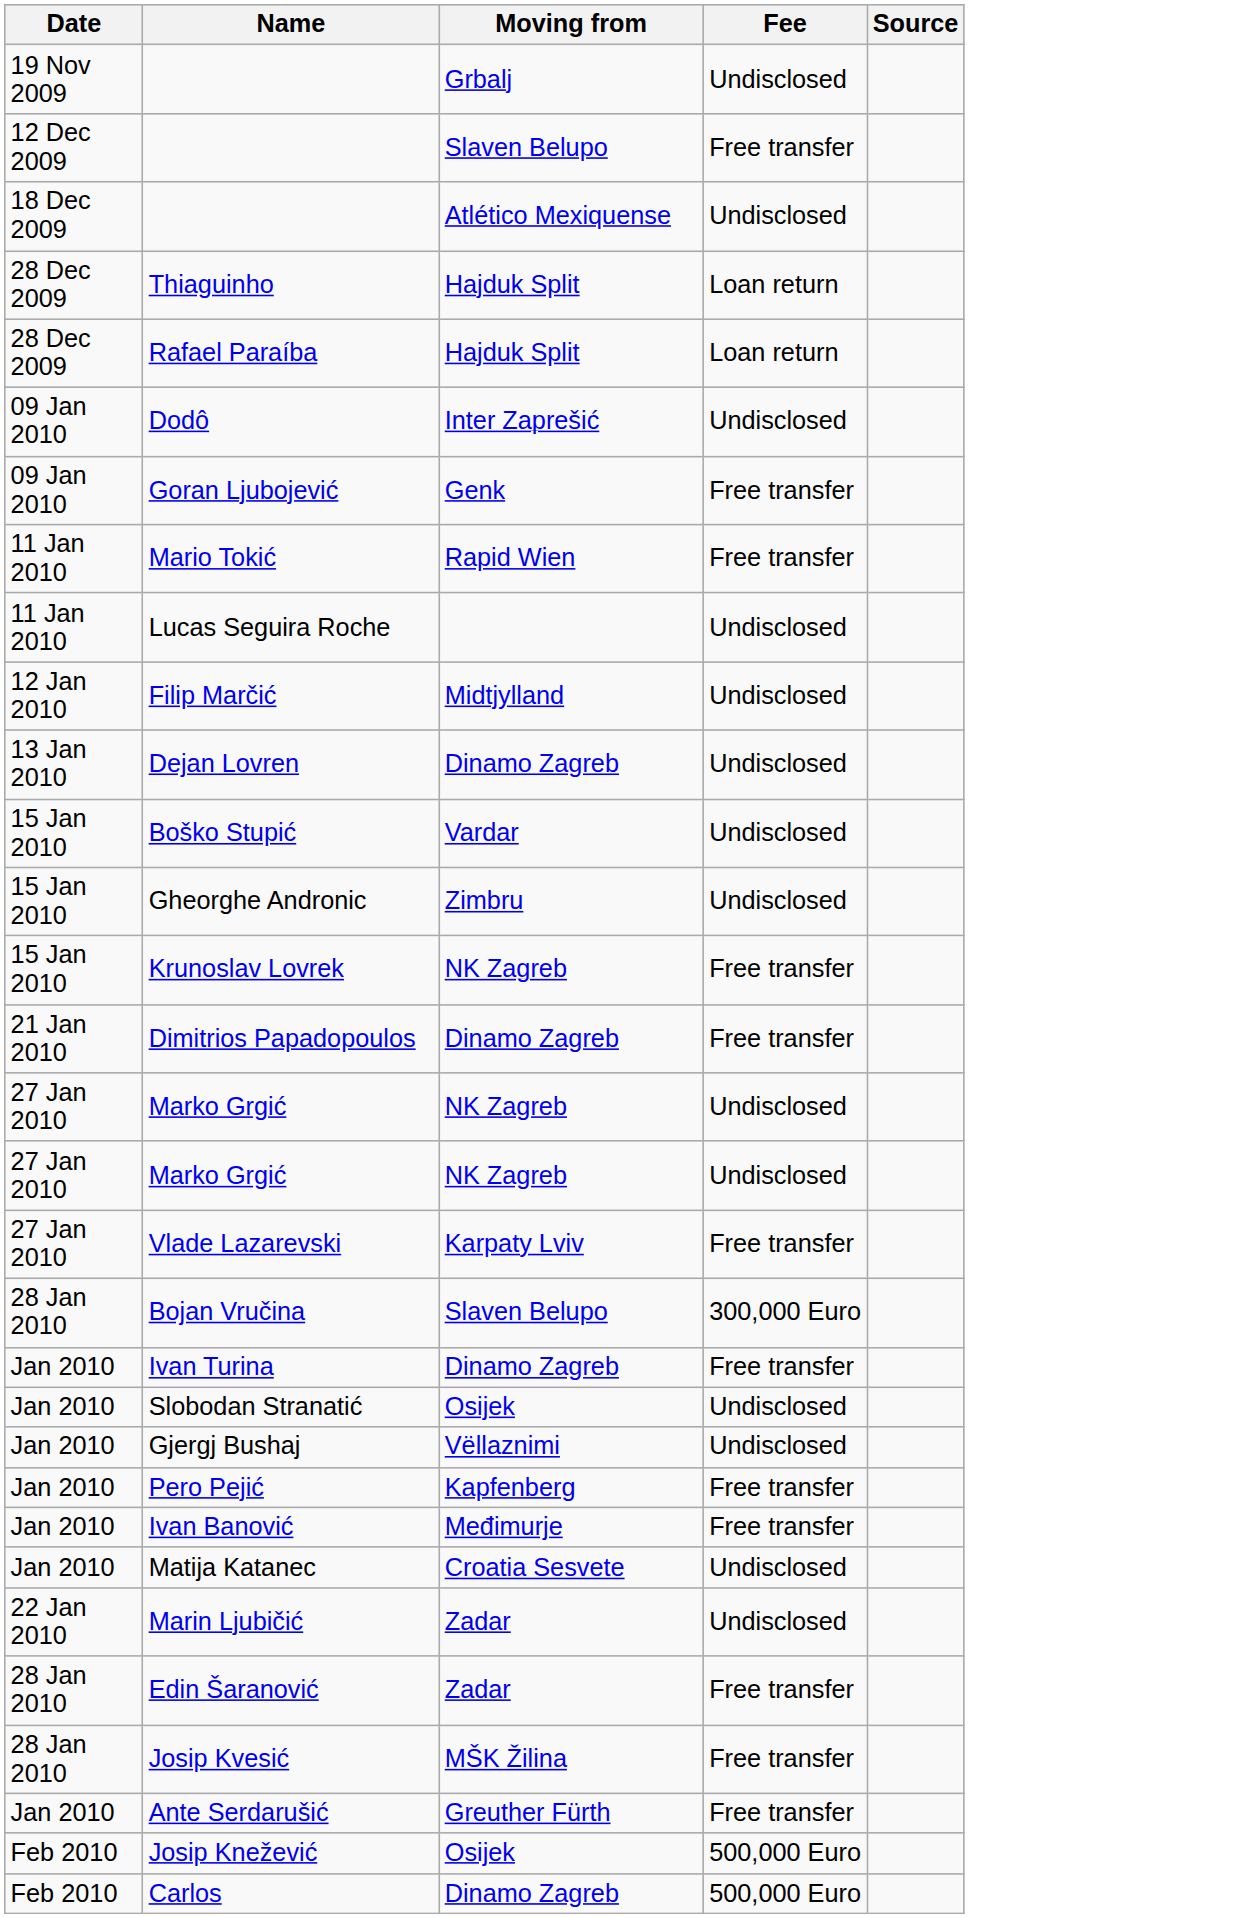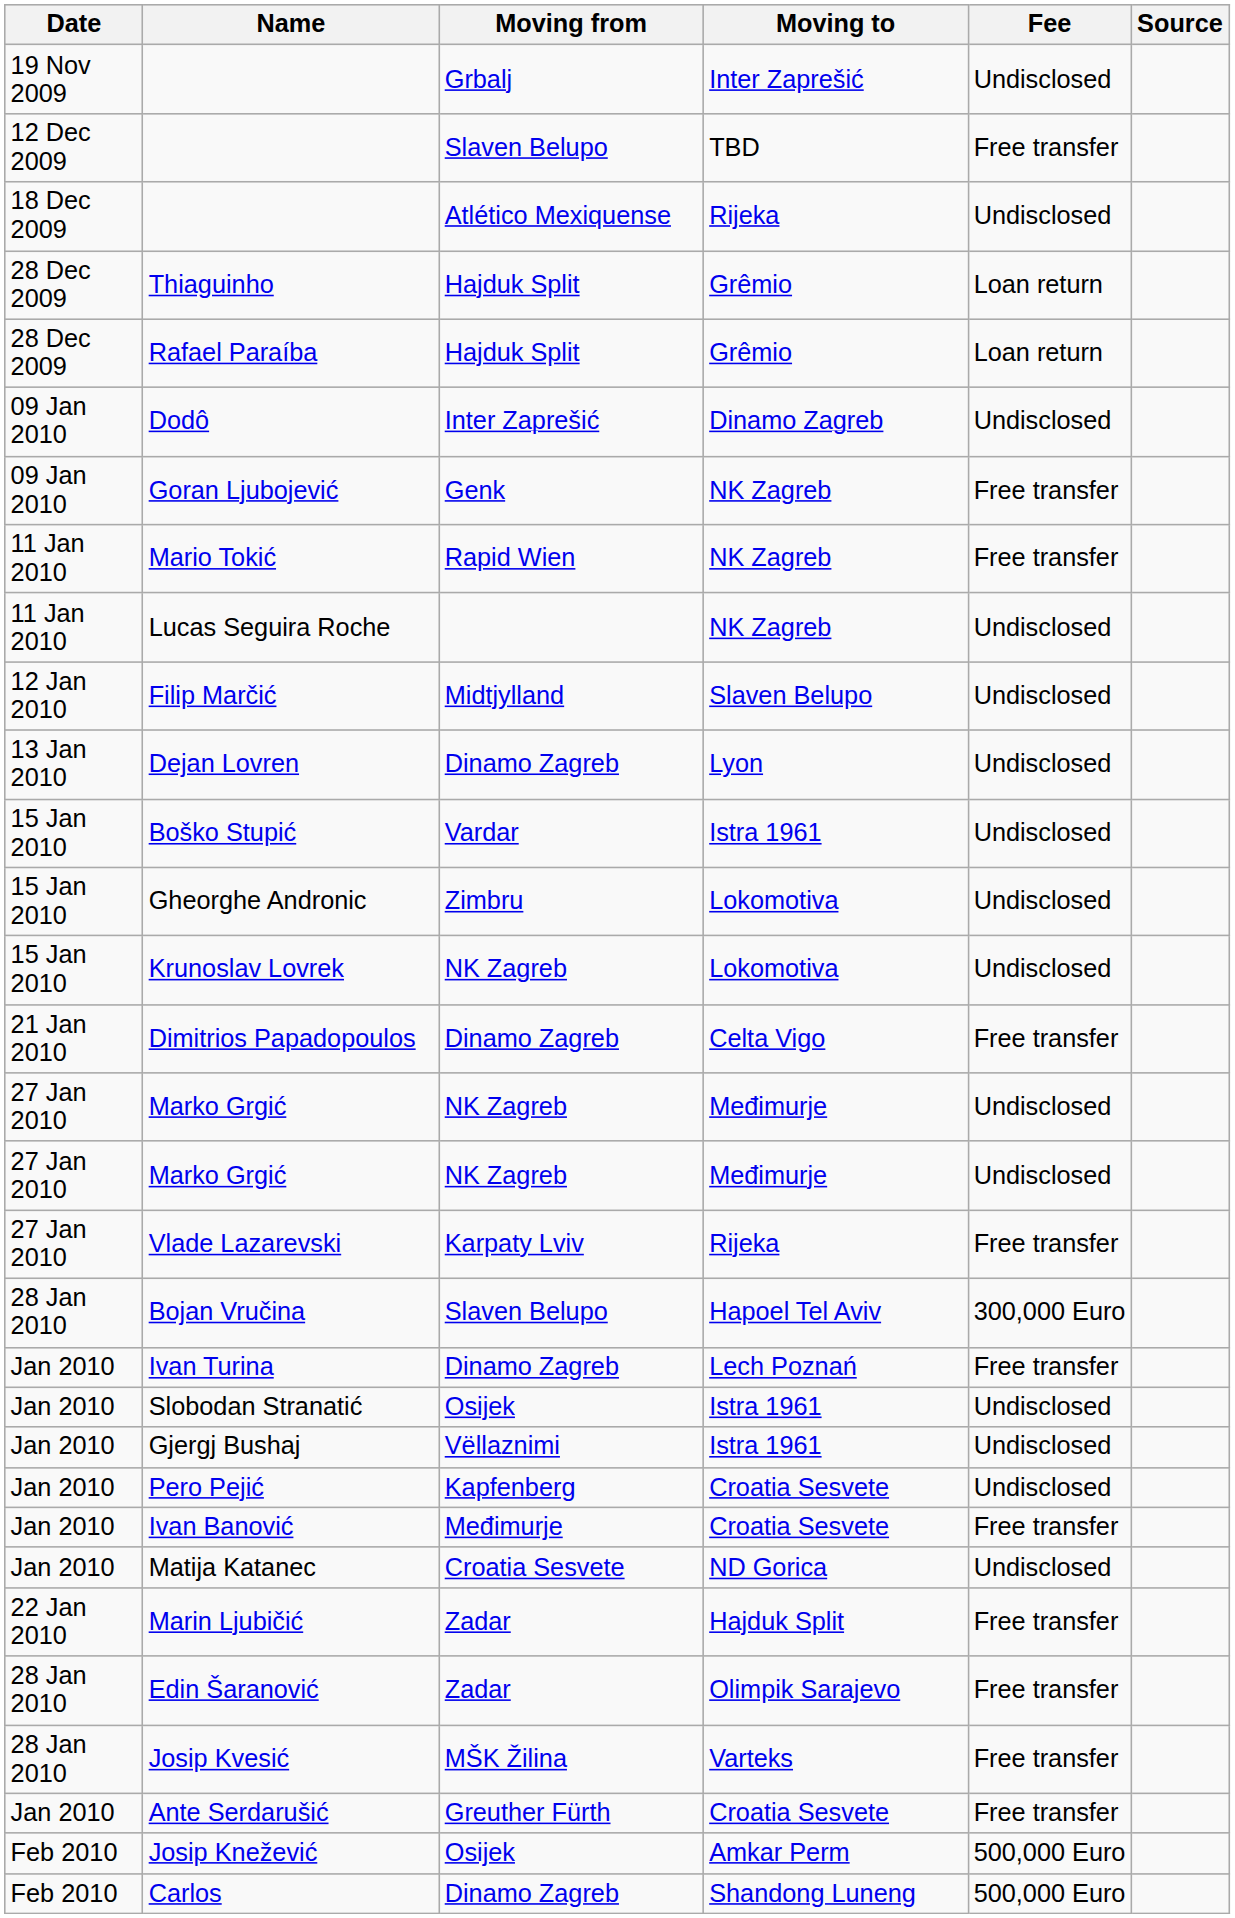+ column: (836, 24)
(782, 969) Free transfer -> (1042, 969) Undisclosed
(782, 1487) Free transfer -> (1042, 1487) Undisclosed
(778, 1621) Undisclosed -> (1046, 1621) Free transfer
